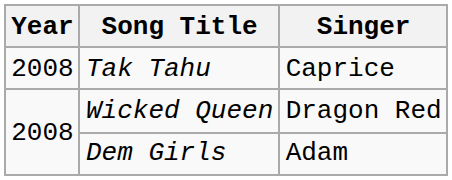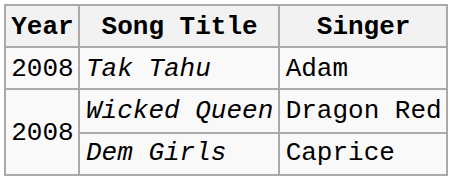(340, 69) Caprice -> (317, 69) Adam
(317, 153) Adam -> (340, 153) Caprice
